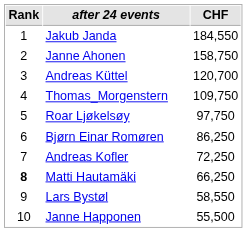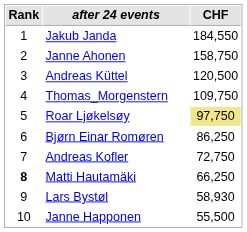(216, 76) 120,700 -> (216, 76) 120,500
(216, 116) no background -> (216, 116) khaki background
(216, 156) 72,250 -> (216, 156) 72,750
(216, 196) 58,550 -> (216, 196) 58,930
